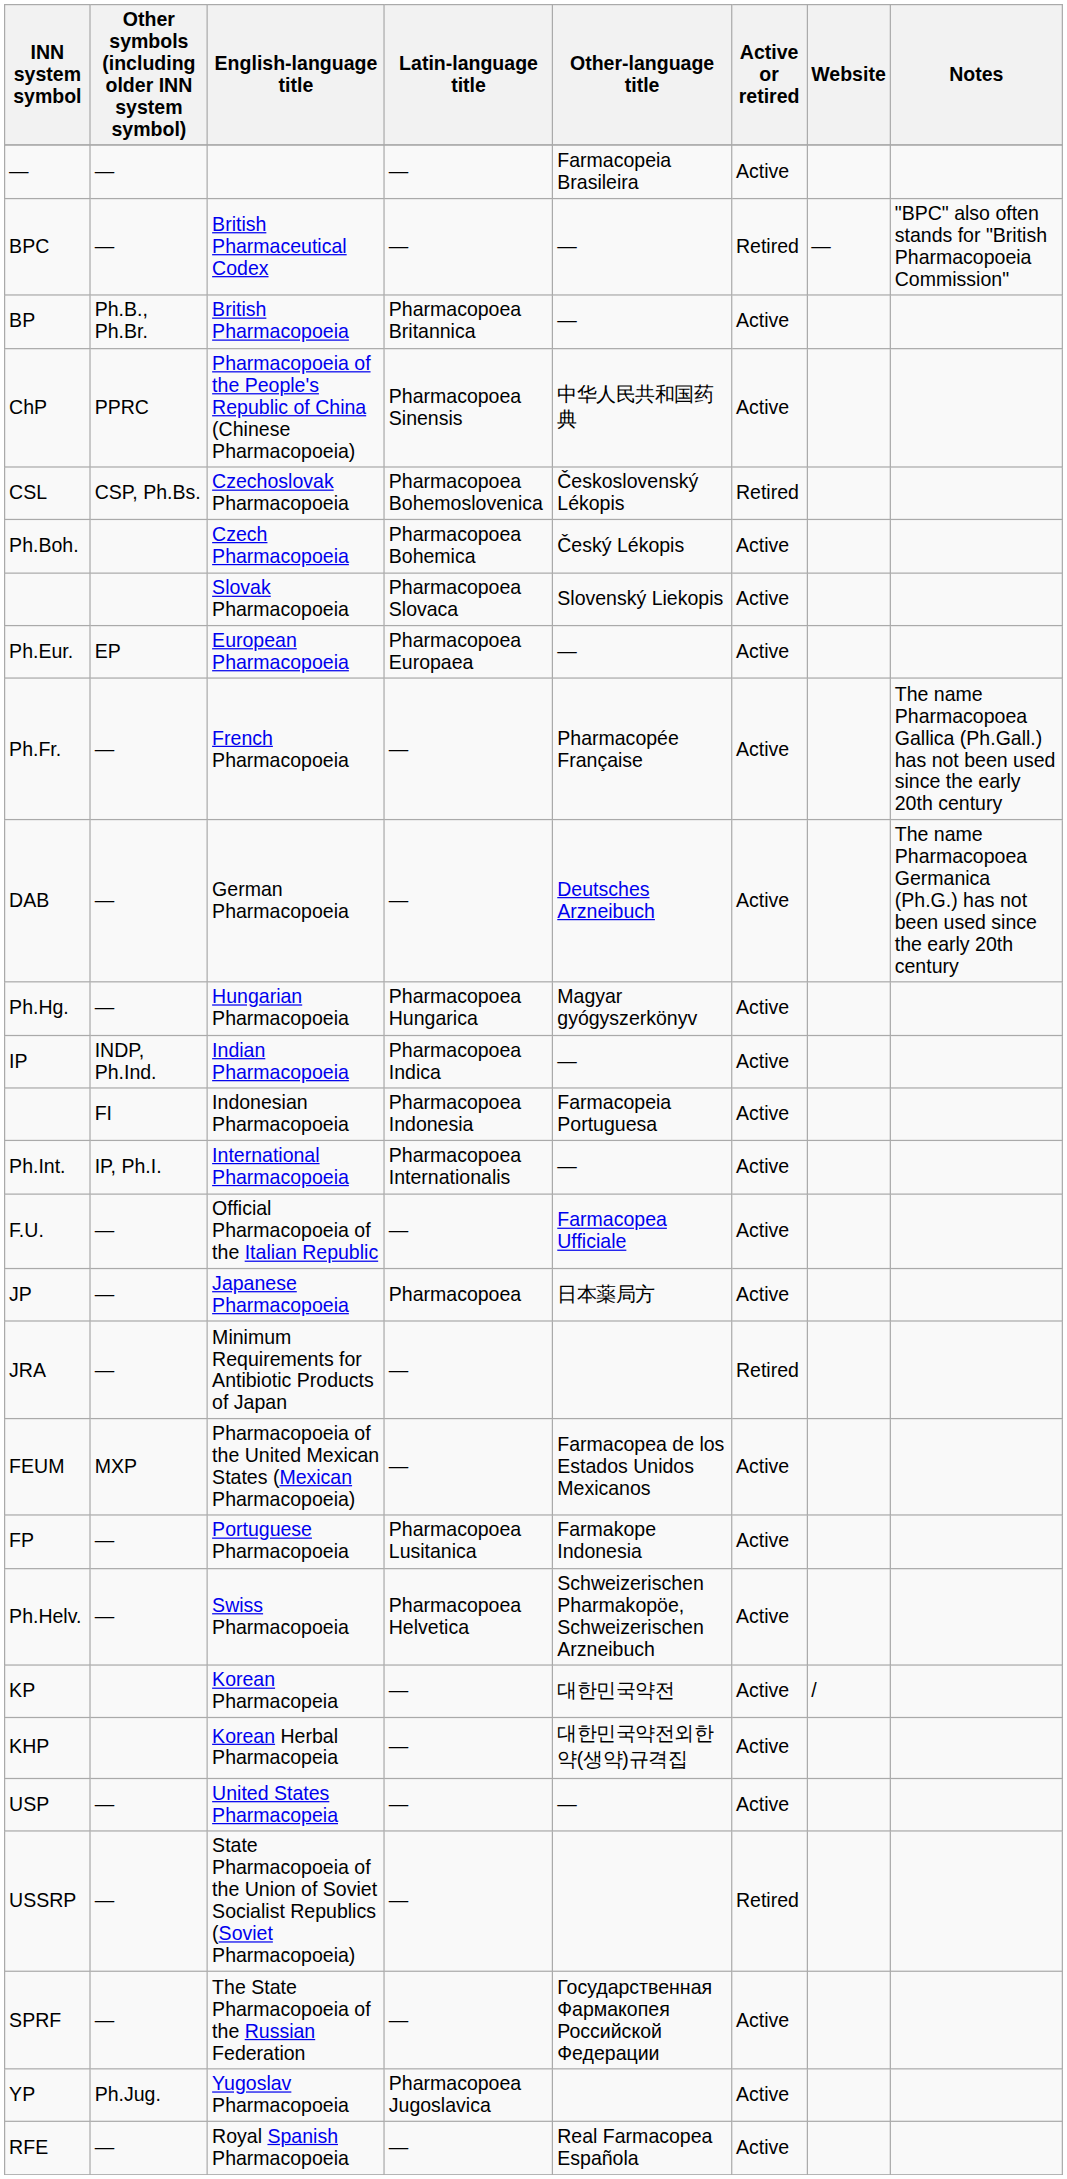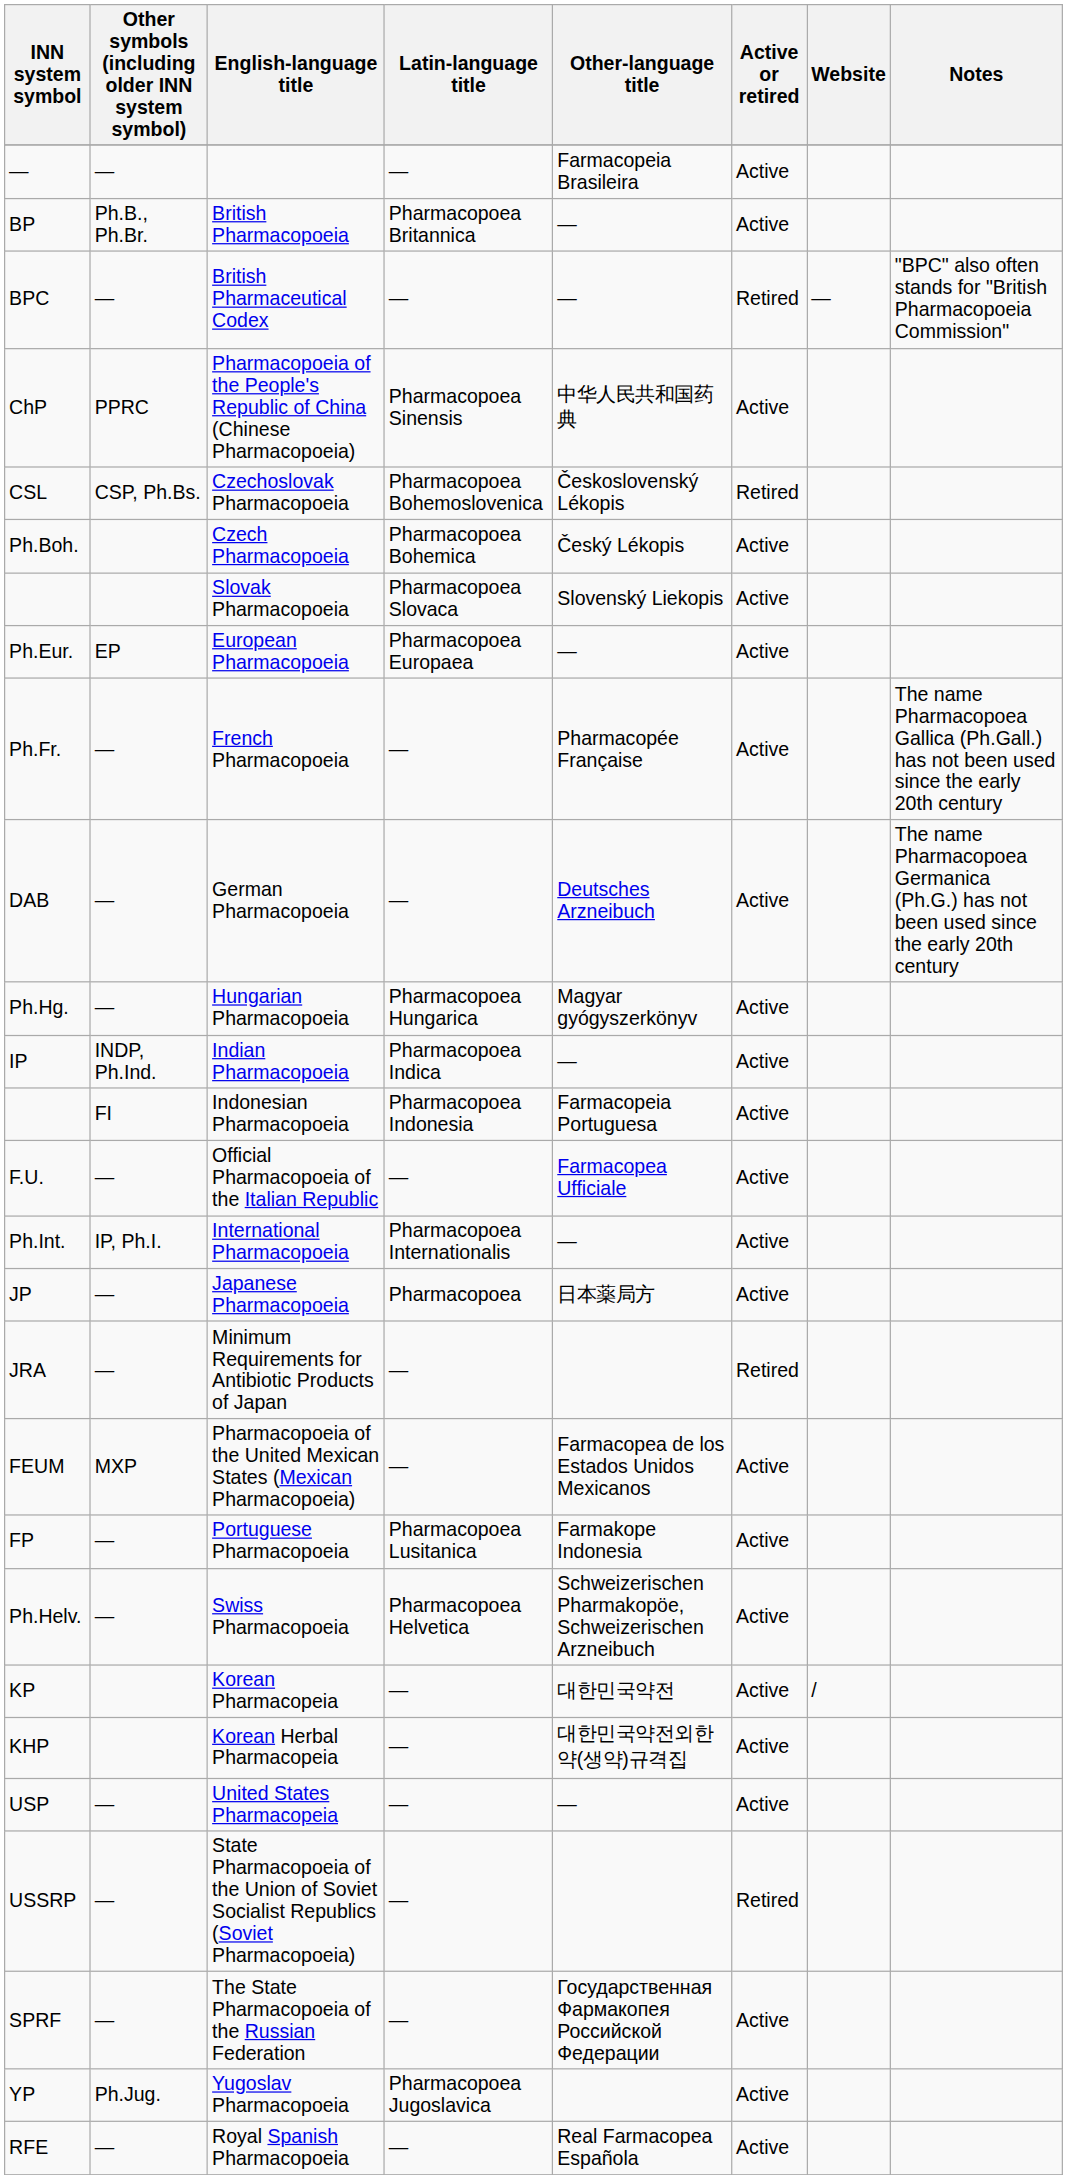rows swapped: (22, 321) <-> (29, 246)
rows swapped: (37, 1167) <-> (26, 1230)
